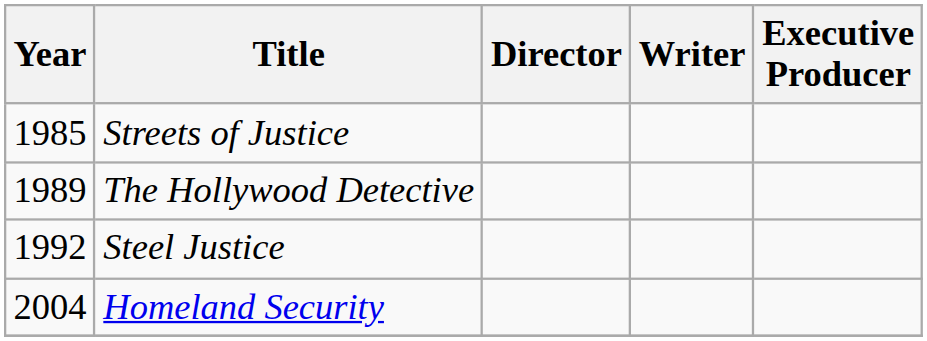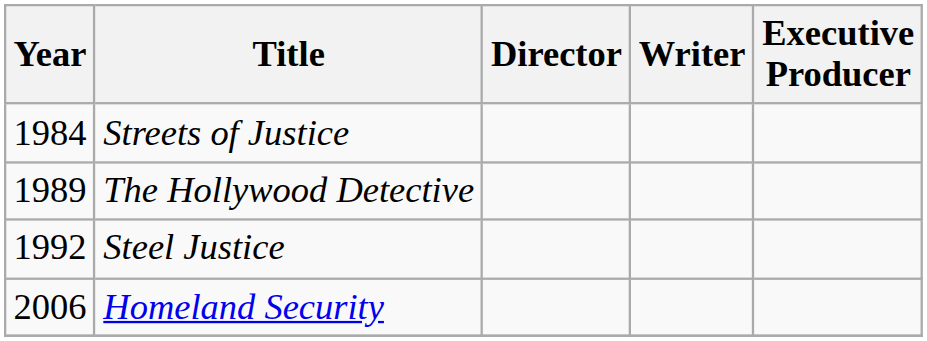(50, 132) 1985 -> (50, 132) 1984
(50, 305) 2004 -> (50, 305) 2006
